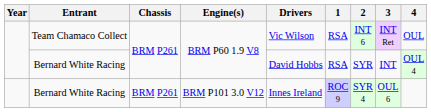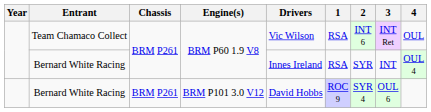(296, 64) David Hobbs -> (295, 64) Innes Ireland
(295, 93) Innes Ireland -> (296, 93) David Hobbs
